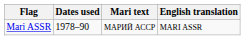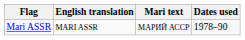columns swapped: (77, 12) <-> (199, 12)
